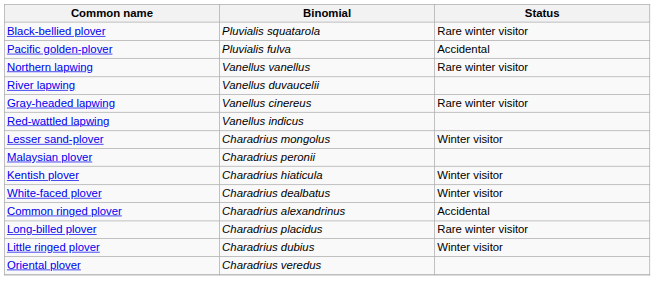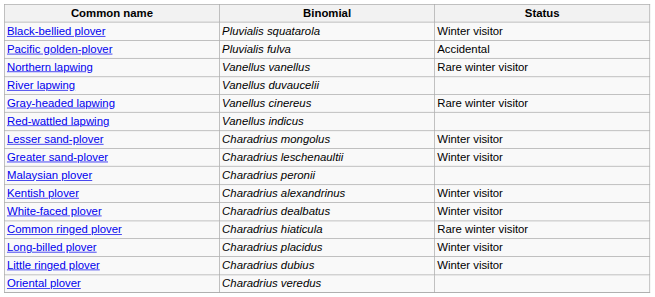(483, 31) Rare winter visitor -> (470, 31) Winter visitor
+ row: (57, 157)
(272, 175) Charadrius hiaticula -> (284, 193) Charadrius alexandrinus
(284, 211) Charadrius alexandrinus -> (272, 229) Charadrius hiaticula
(463, 211) Accidental -> (483, 229) Rare winter visitor
(483, 229) Rare winter visitor -> (470, 247) Winter visitor
